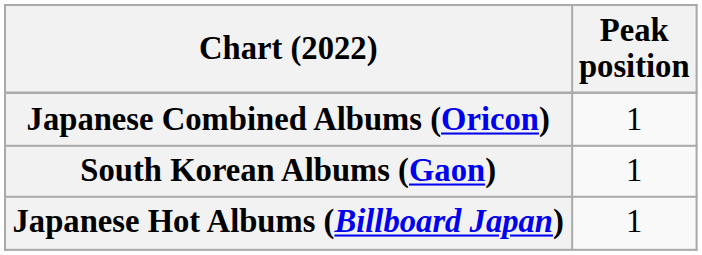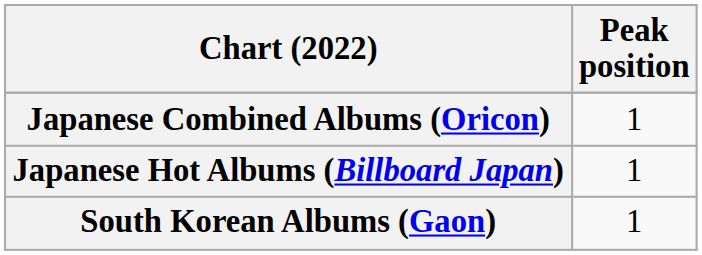rows swapped: (288, 222) <-> (288, 170)
